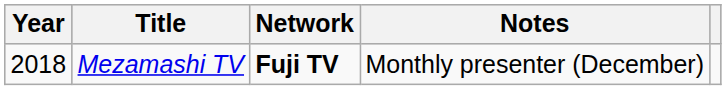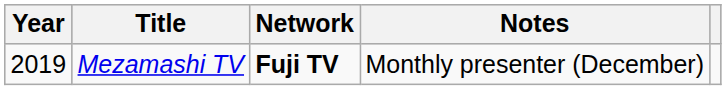(38, 63) 2018 -> (38, 63) 2019
